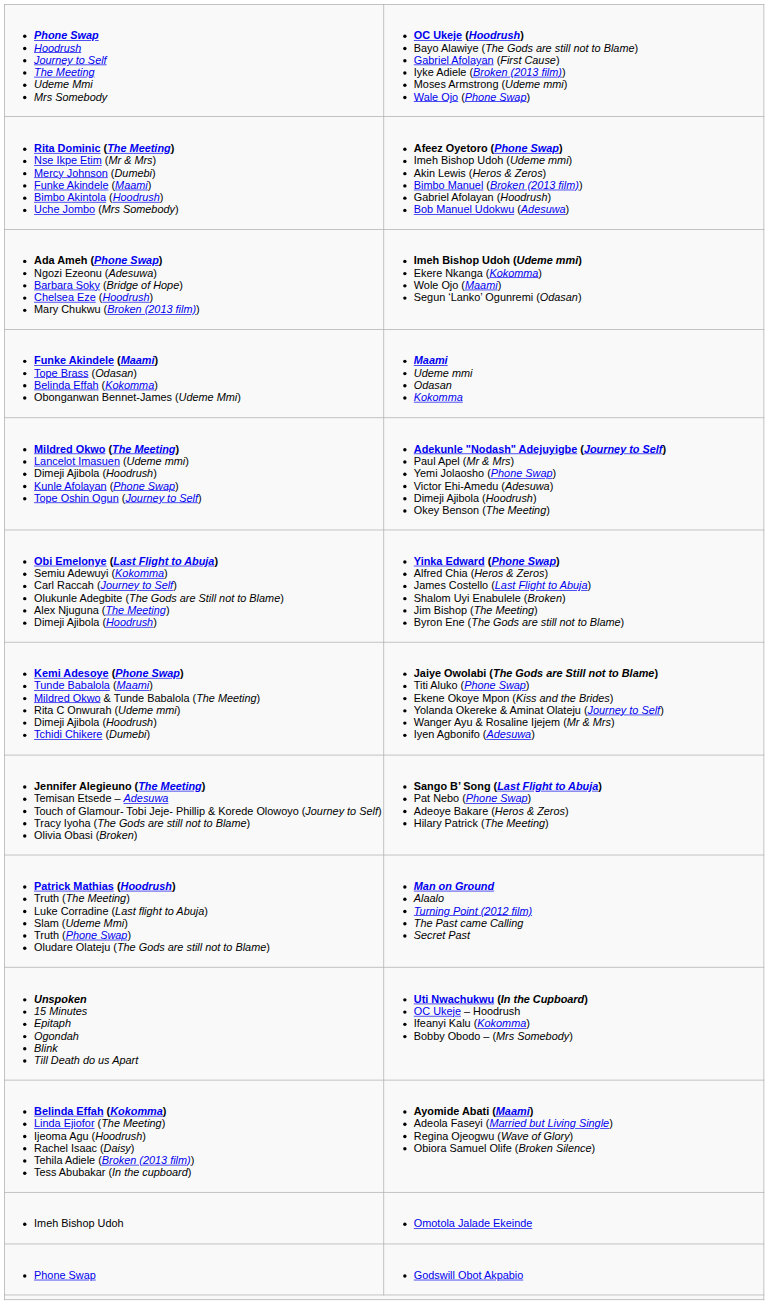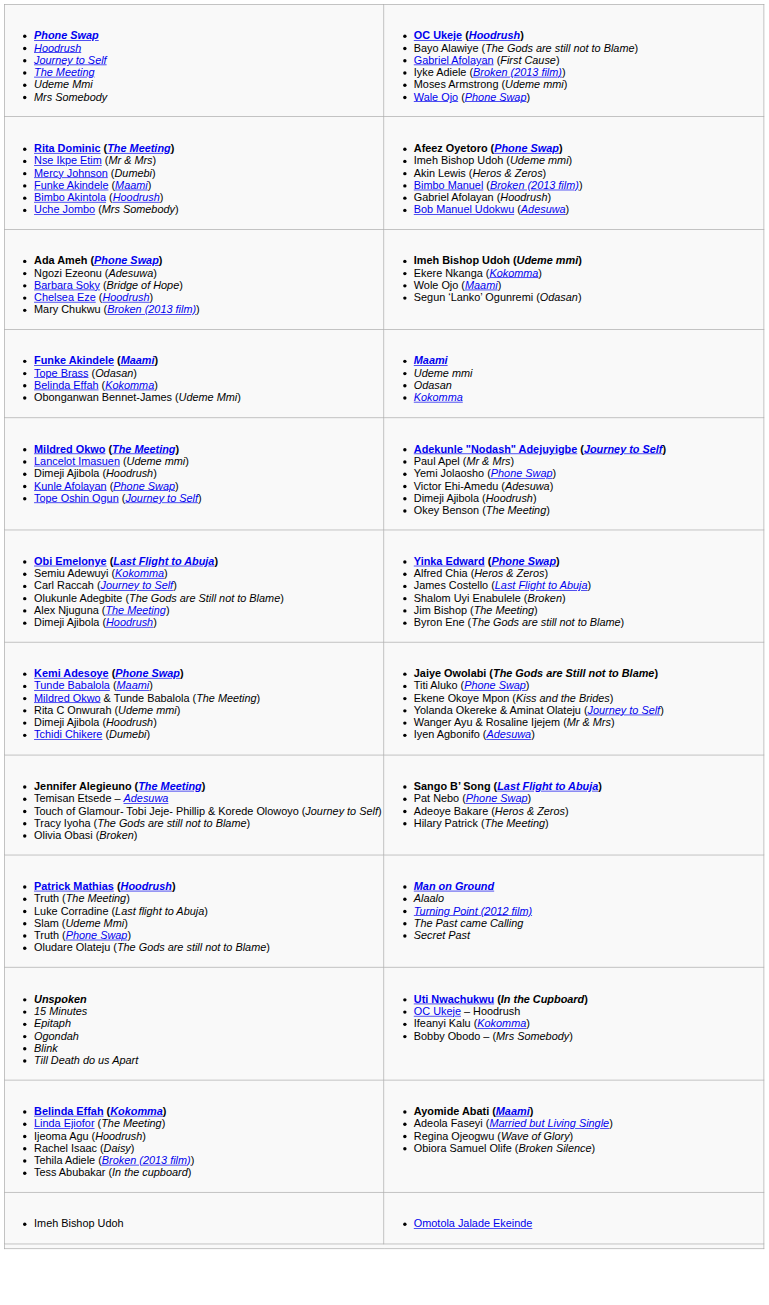- row: (194, 1275)
